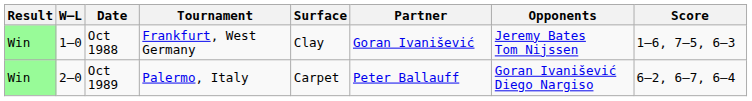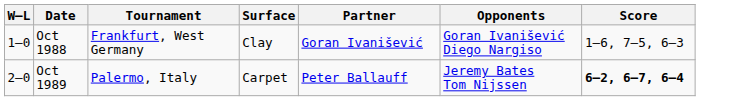- column: (30, 15)
(540, 43) Jeremy Bates Tom Nijssen -> (504, 43) Goran Ivanišević Diego Nargiso
(556, 78) Goran Ivanišević Diego Nargiso -> (489, 78) Jeremy Bates Tom Nijssen
(686, 78) normal -> (634, 78) bold
